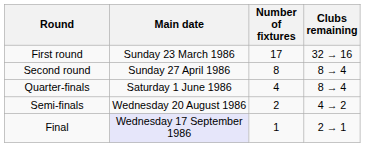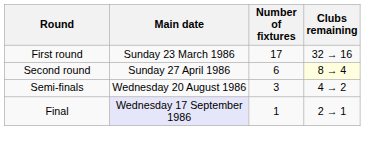(276, 71) 8 -> (276, 71) 6
(332, 71) no background -> (332, 71) lightyellow background
- row: (57, 88)
(276, 105) 2 -> (276, 88) 3
